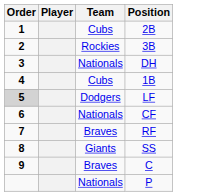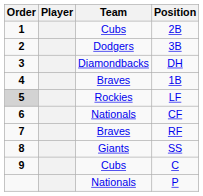(100, 47) Rockies -> (114, 47) Dodgers
(100, 64) Nationals -> (114, 64) Diamondbacks
(100, 81) Cubs -> (114, 81) Braves
(100, 98) Dodgers -> (114, 98) Rockies
(100, 166) Braves -> (114, 166) Cubs
